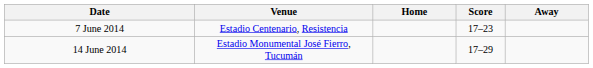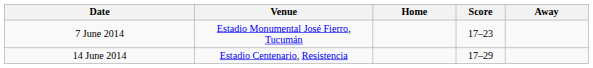(284, 28) Estadio Centenario, Resistencia -> (284, 34) Estadio Monumental José Fierro, Tucumán
(284, 50) Estadio Monumental José Fierro, Tucumán -> (284, 55) Estadio Centenario, Resistencia
